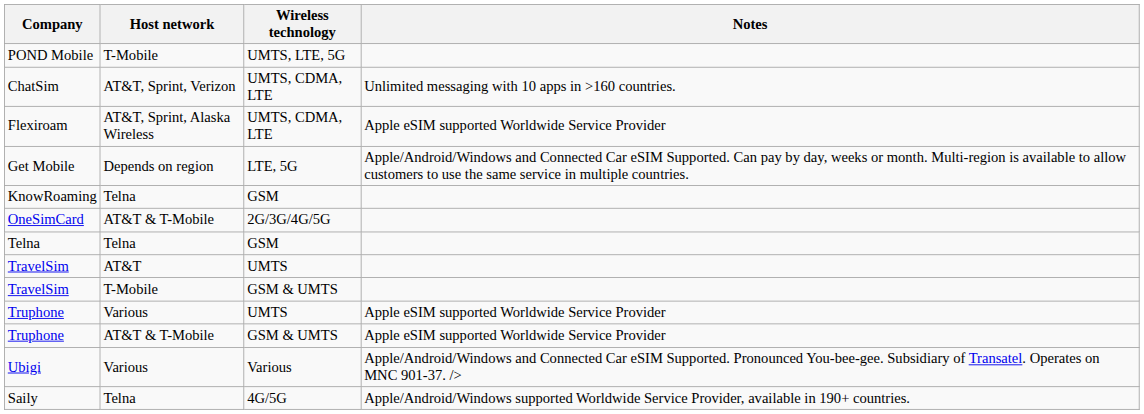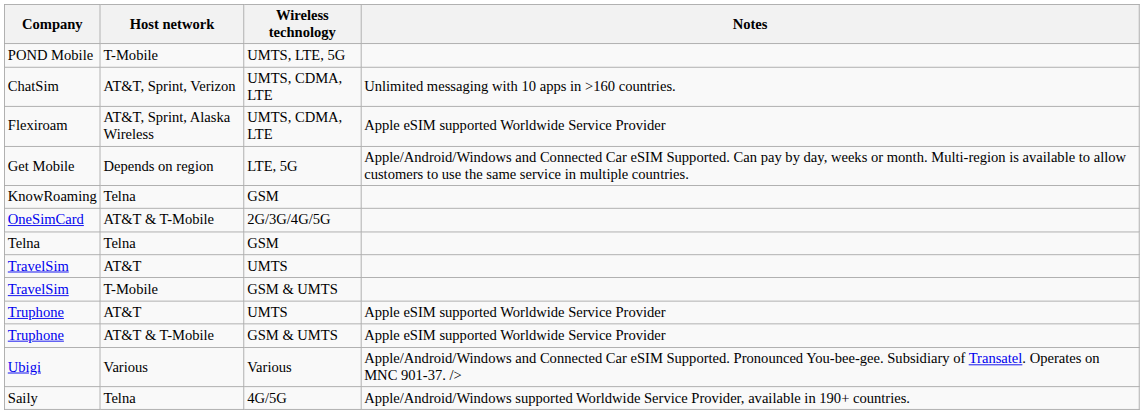(126, 312) Various -> (123, 312) AT&T
